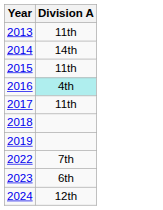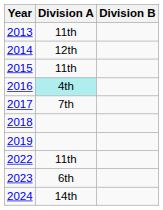+ column: (127, 13)
(66, 50) 14th -> (66, 50) 12th
(66, 104) 11th -> (66, 104) 7th
(66, 159) 7th -> (66, 159) 11th
(66, 196) 12th -> (66, 196) 14th
